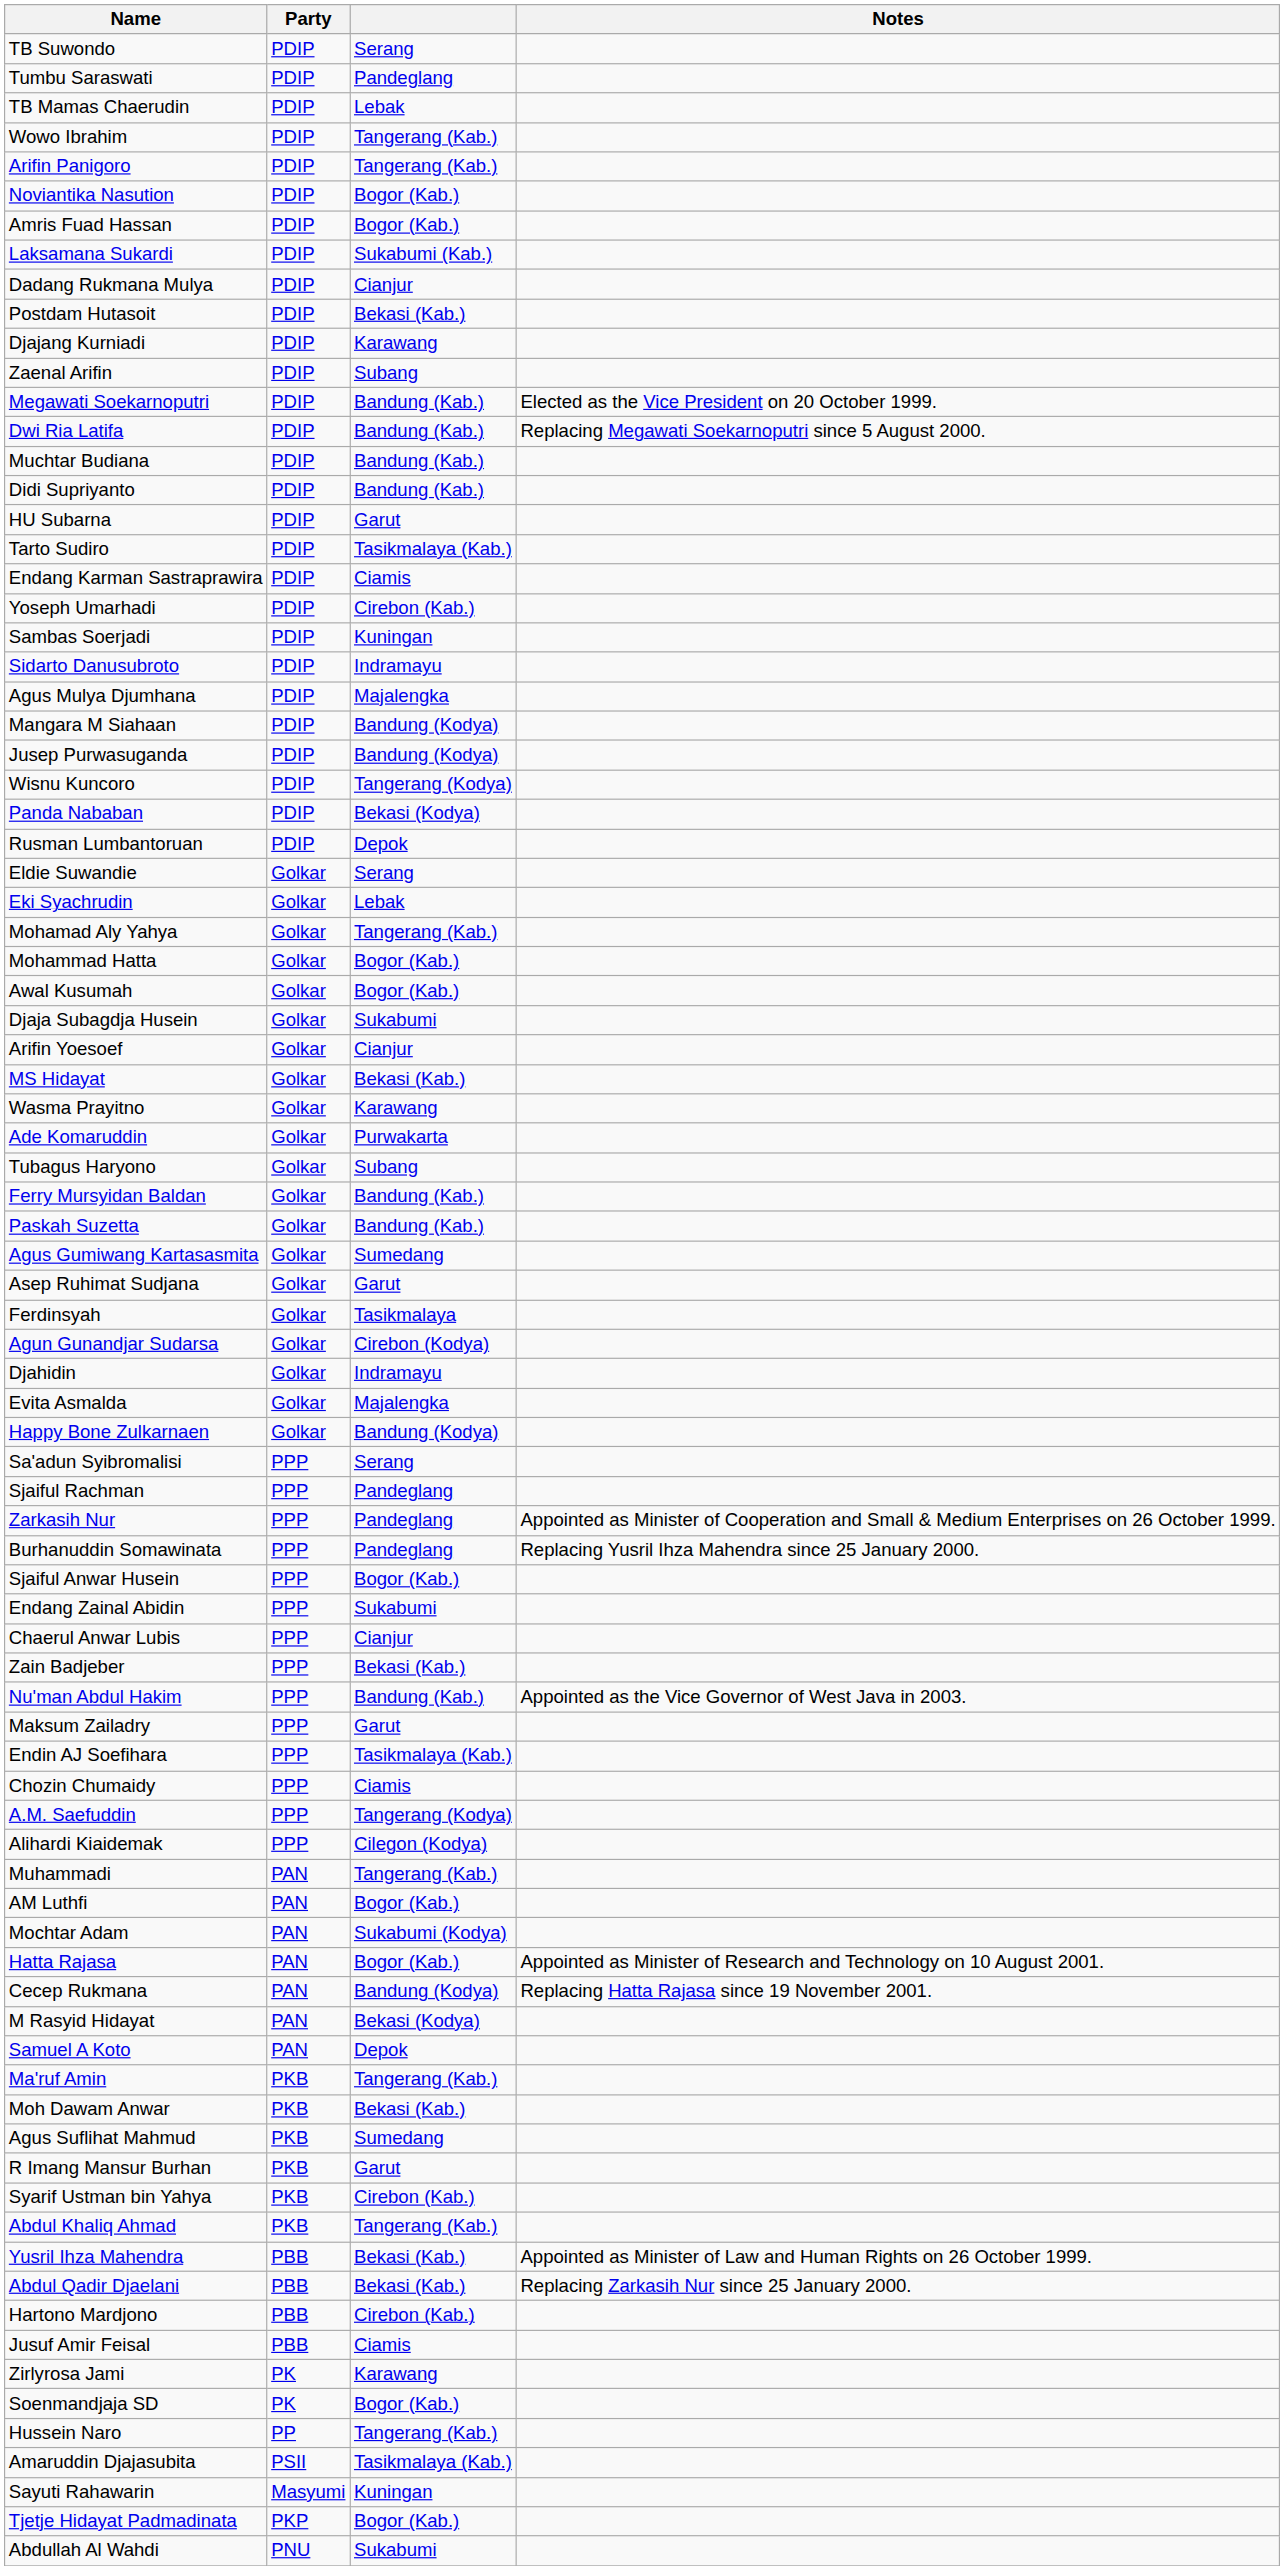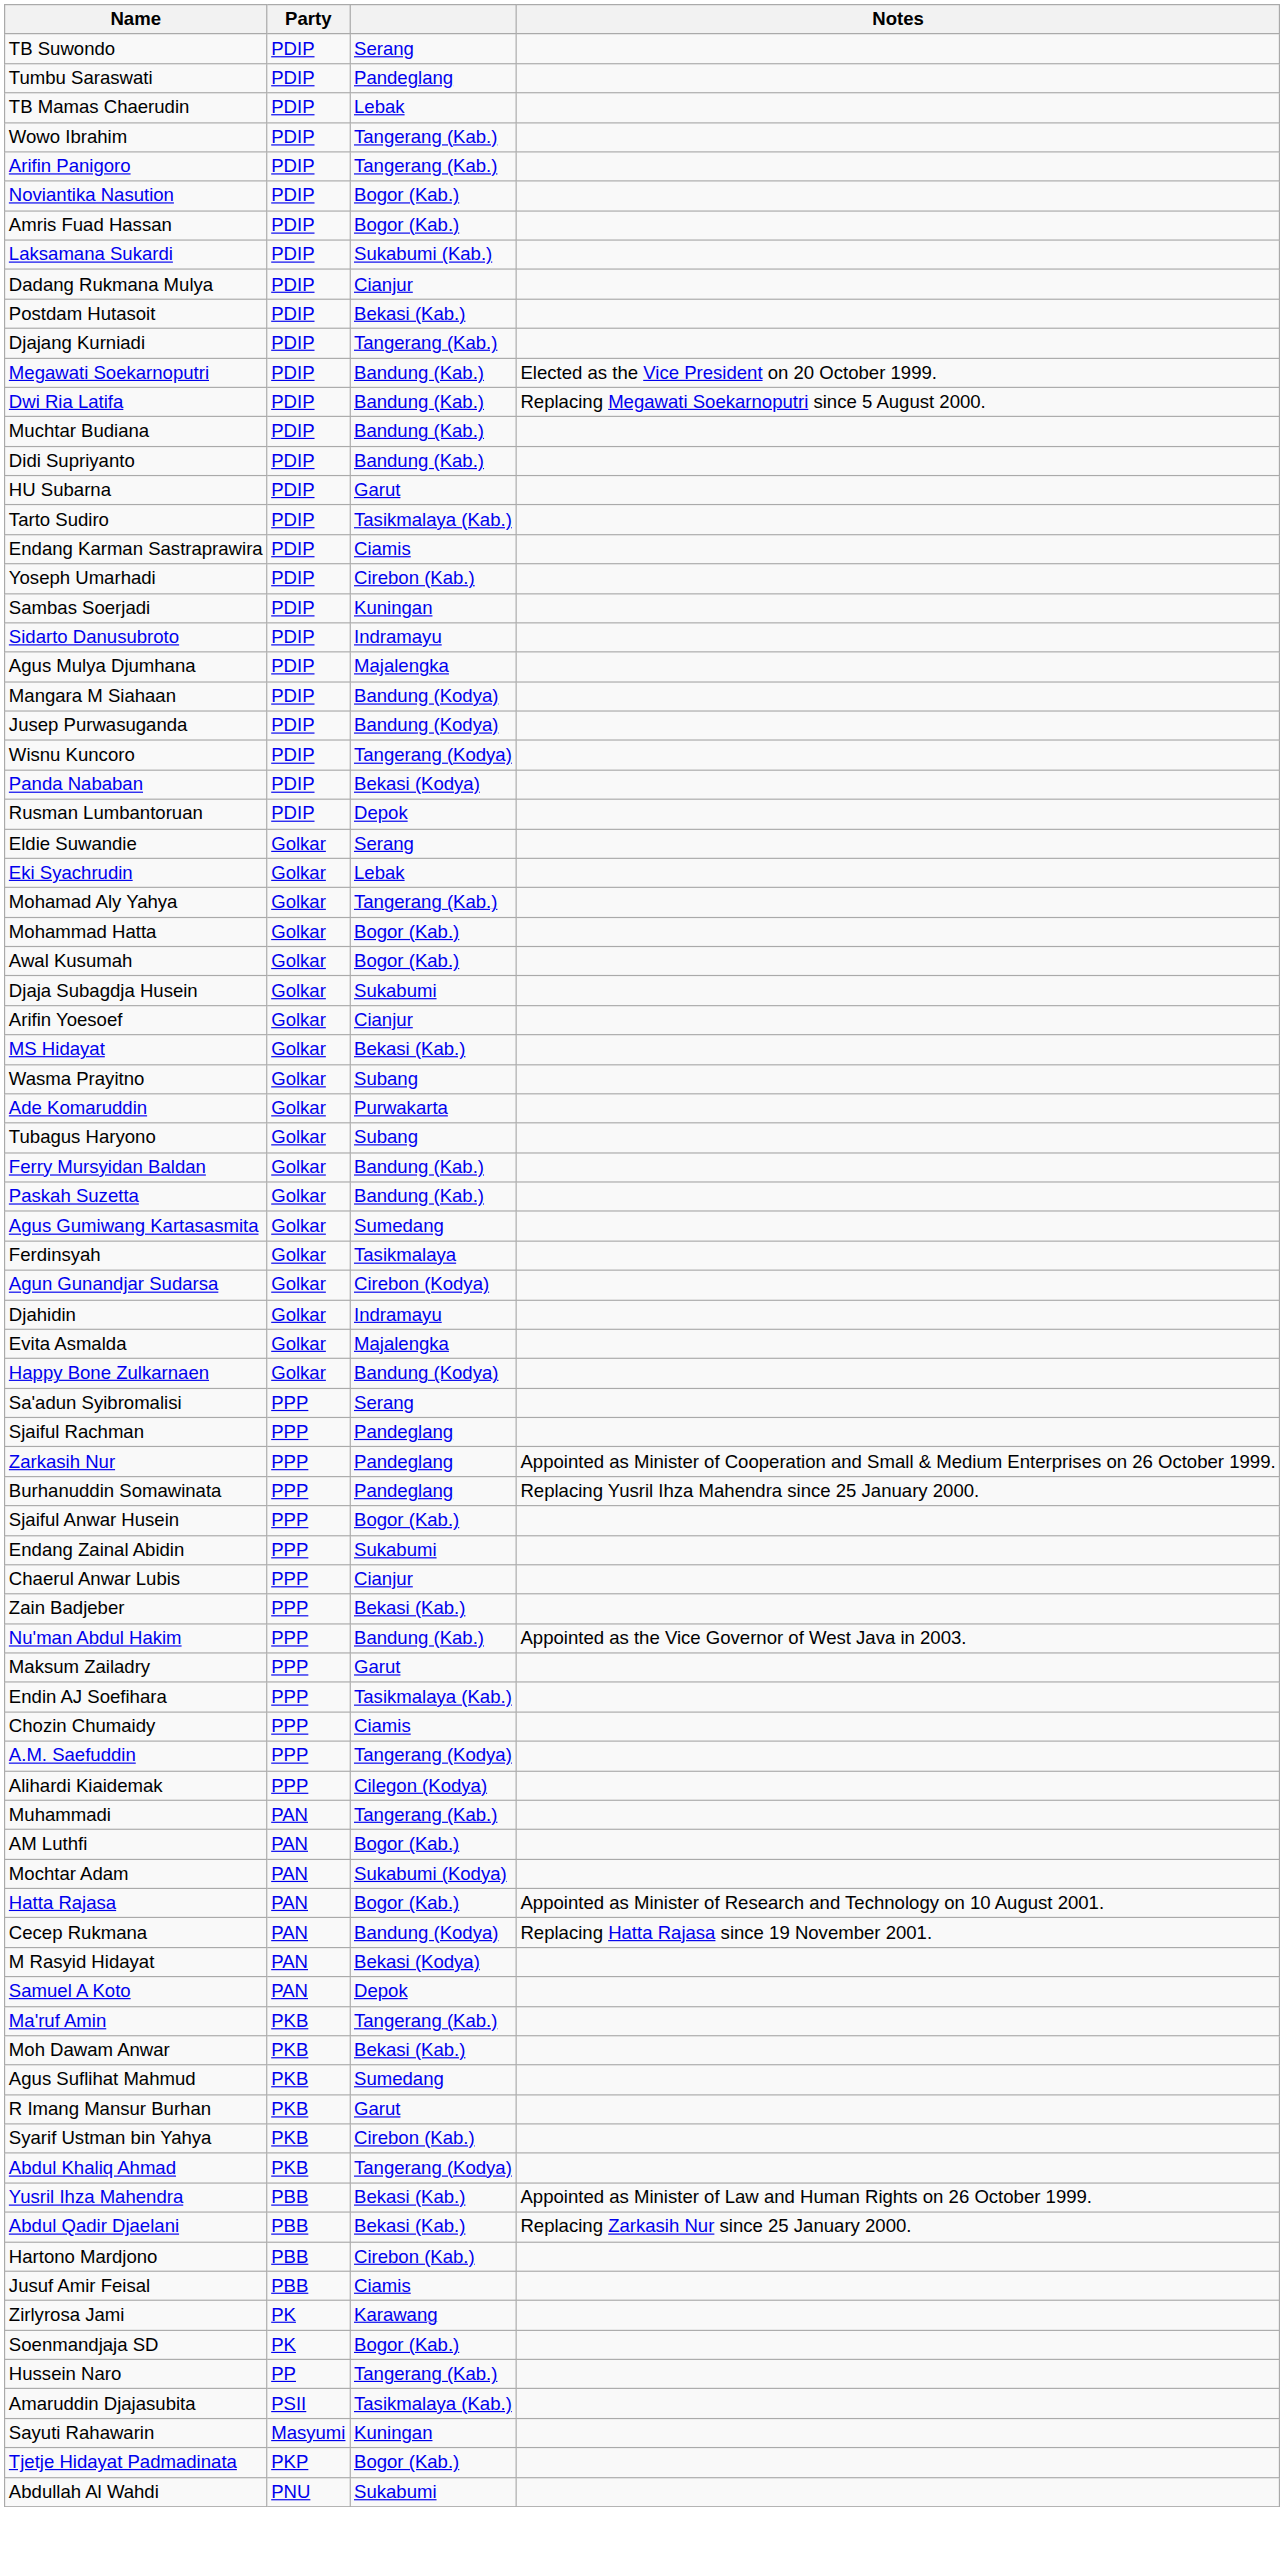(396, 343) Karawang -> (426, 343) Tangerang (Kab.)
- row: (60, 372)
(396, 1108) Karawang -> (386, 1078) Subang
- row: (104, 1284)
(426, 2226) Tangerang (Kab.) -> (433, 2167) Tangerang (Kodya)
